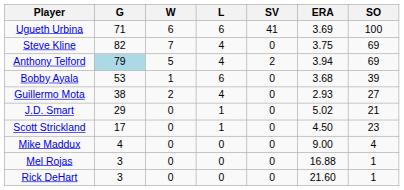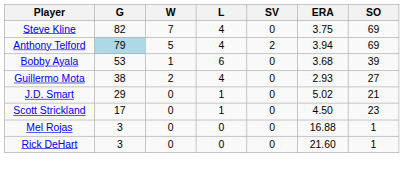- row: (49, 29)
- row: (49, 144)
